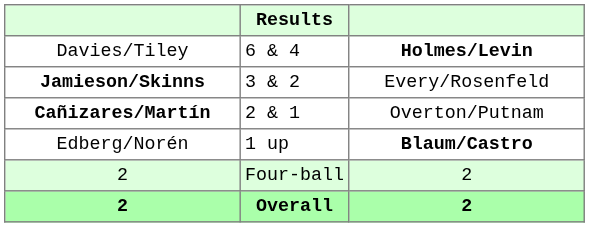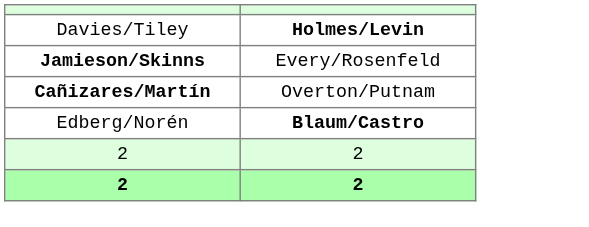- column: (295, 20)
